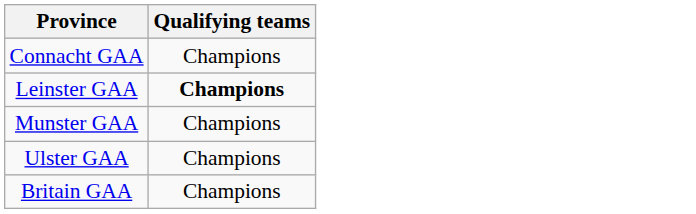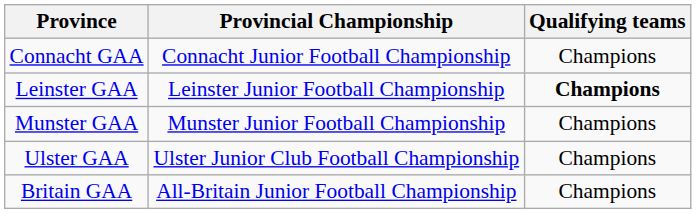+ column: (336, 21)
